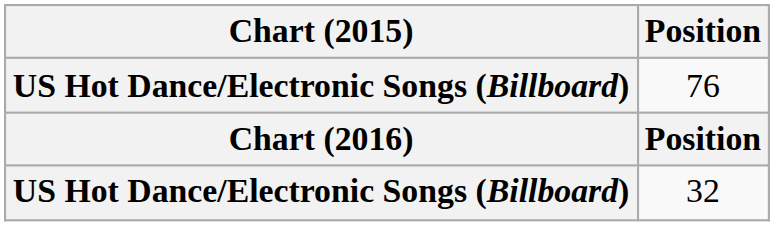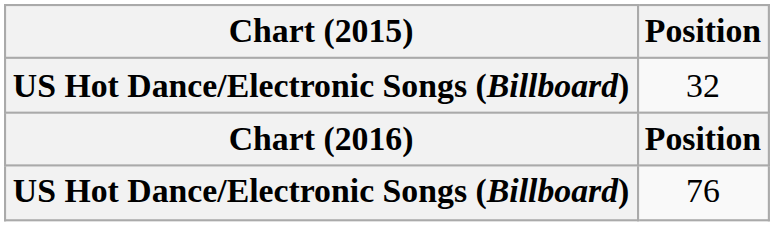rows swapped: (703, 84) <-> (703, 191)
